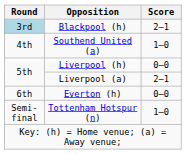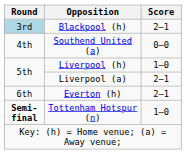(161, 46) 1–0 -> (161, 46) 0–0
(161, 65) 0–0 -> (161, 65) 1–0
(161, 93) 0–0 -> (161, 93) 2–1
(24, 112) normal -> (24, 112) bold
